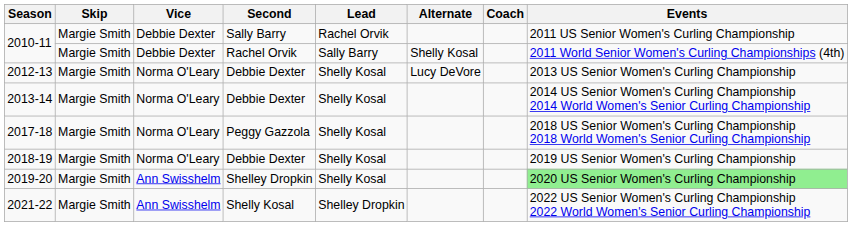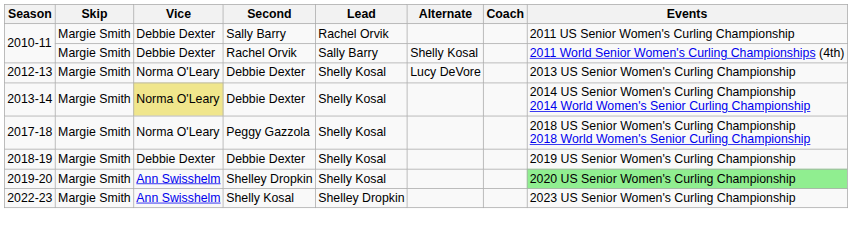(178, 99) no background -> (178, 99) khaki background
(178, 159) Norma O'Leary -> (176, 159) Debbie Dexter
- row: (30, 205)
+ row: (30, 198)
